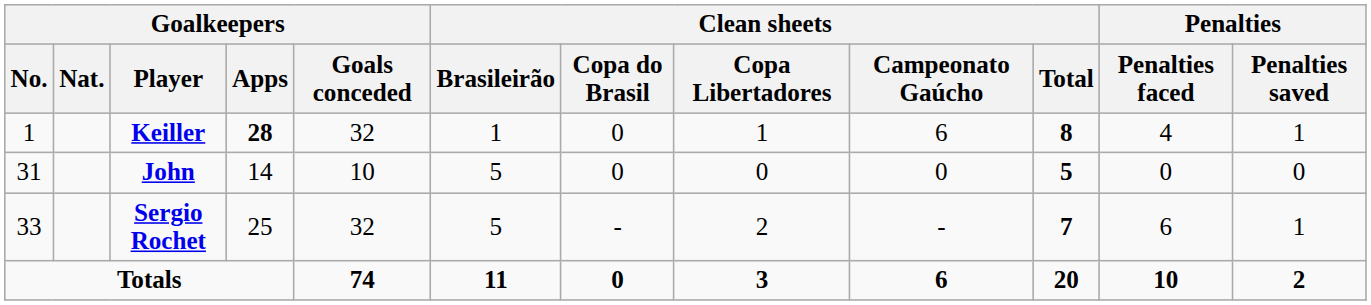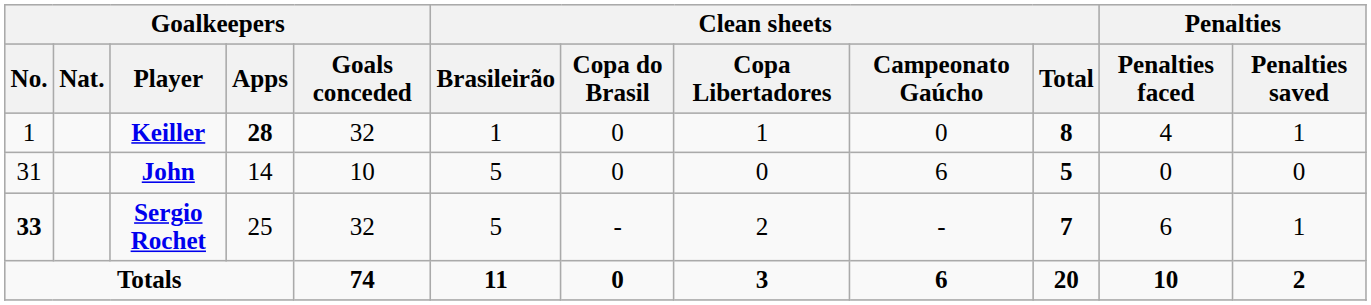(941, 132) 6 -> (941, 132) 0
(941, 172) 0 -> (941, 172) 6
(29, 226) normal -> (29, 226) bold
